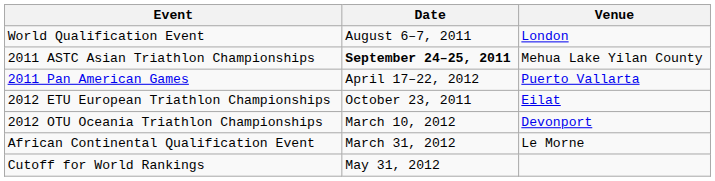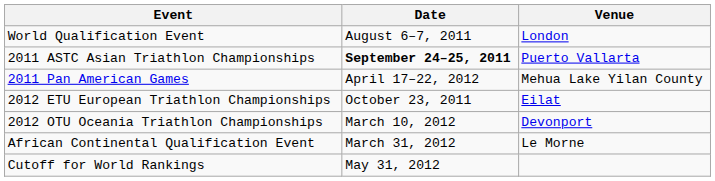(612, 58) Mehua Lake Yilan County -> (580, 58) Puerto Vallarta
(580, 79) Puerto Vallarta -> (612, 79) Mehua Lake Yilan County
